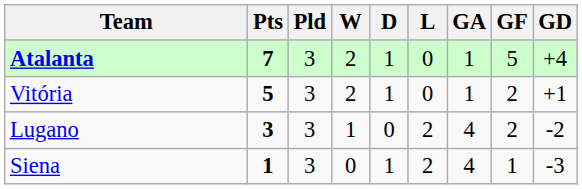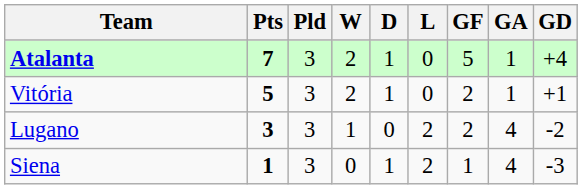columns swapped: (512, 22) <-> (469, 22)
